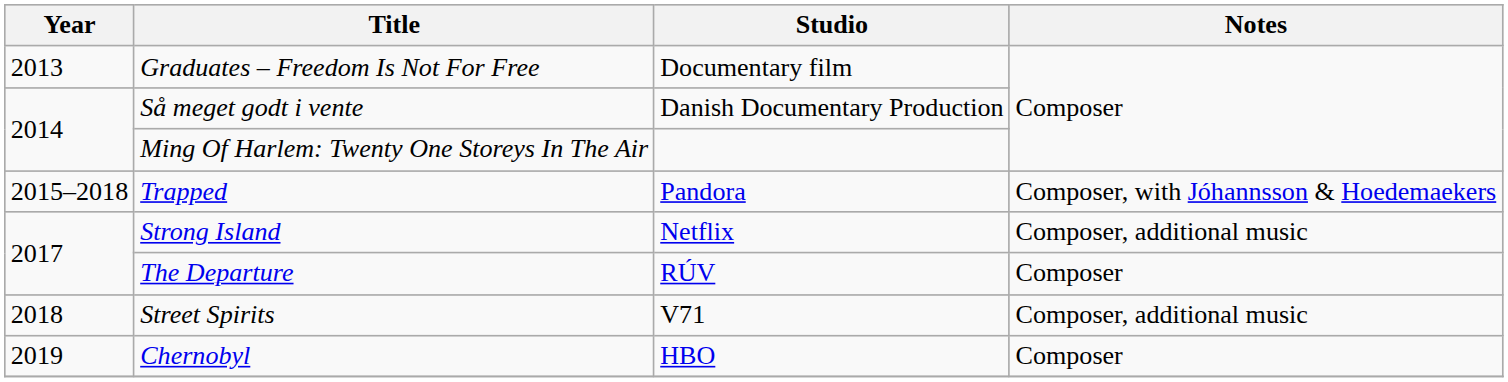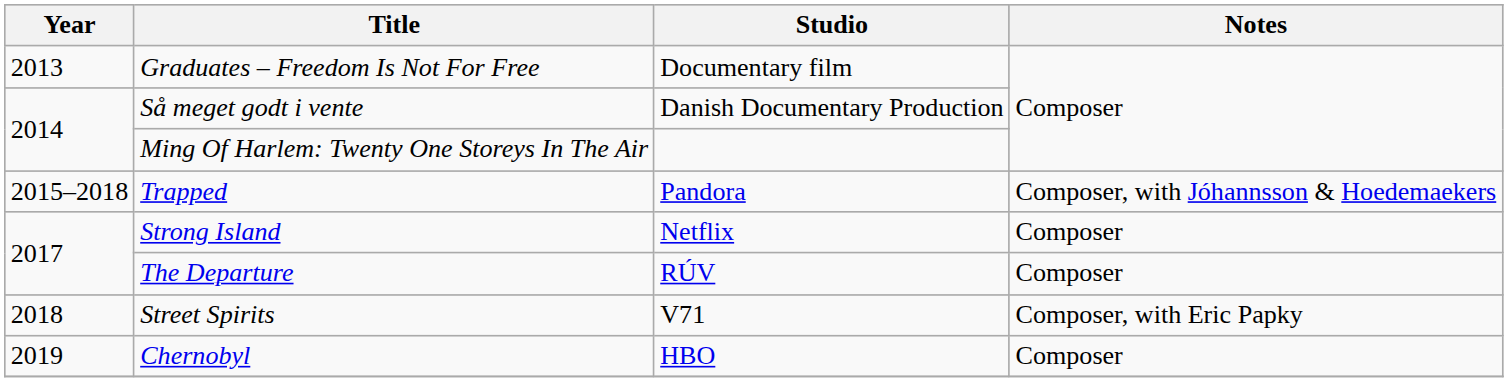(1162, 231) Composer, additional music -> (1069, 231) Composer
(1162, 314) Composer, additional music -> (1159, 314) Composer, with Eric Papky
